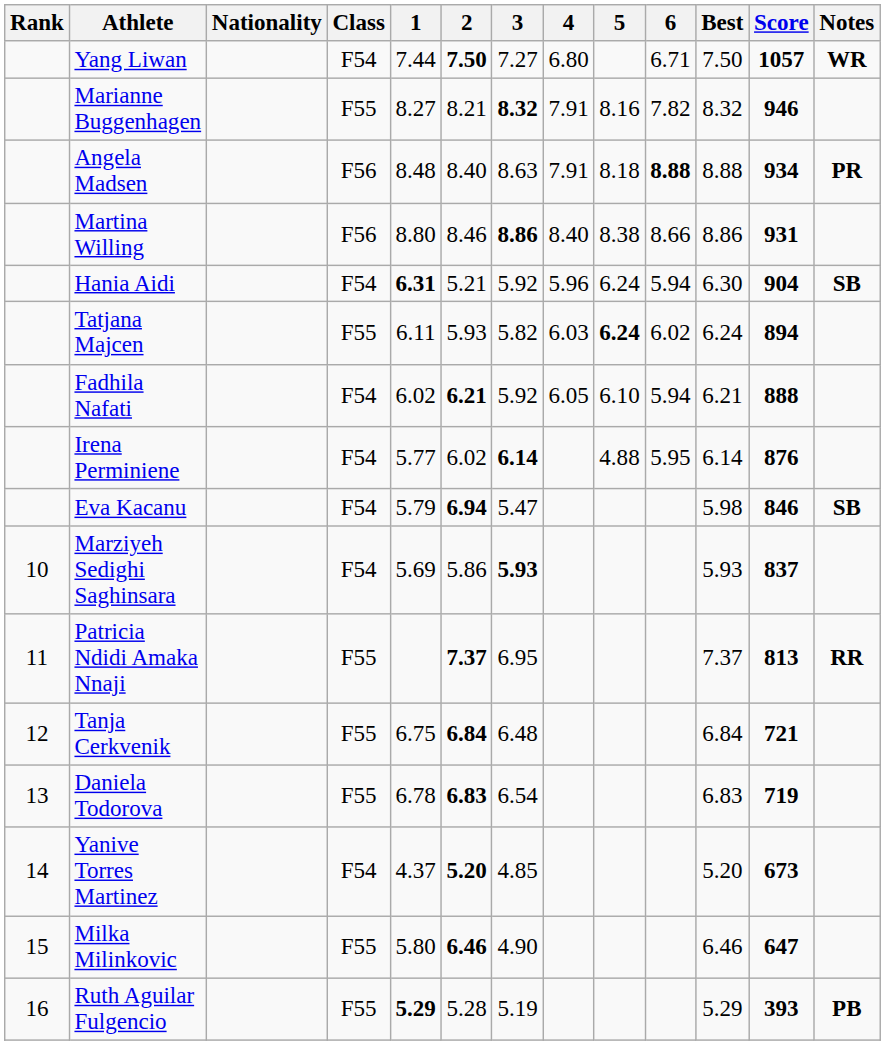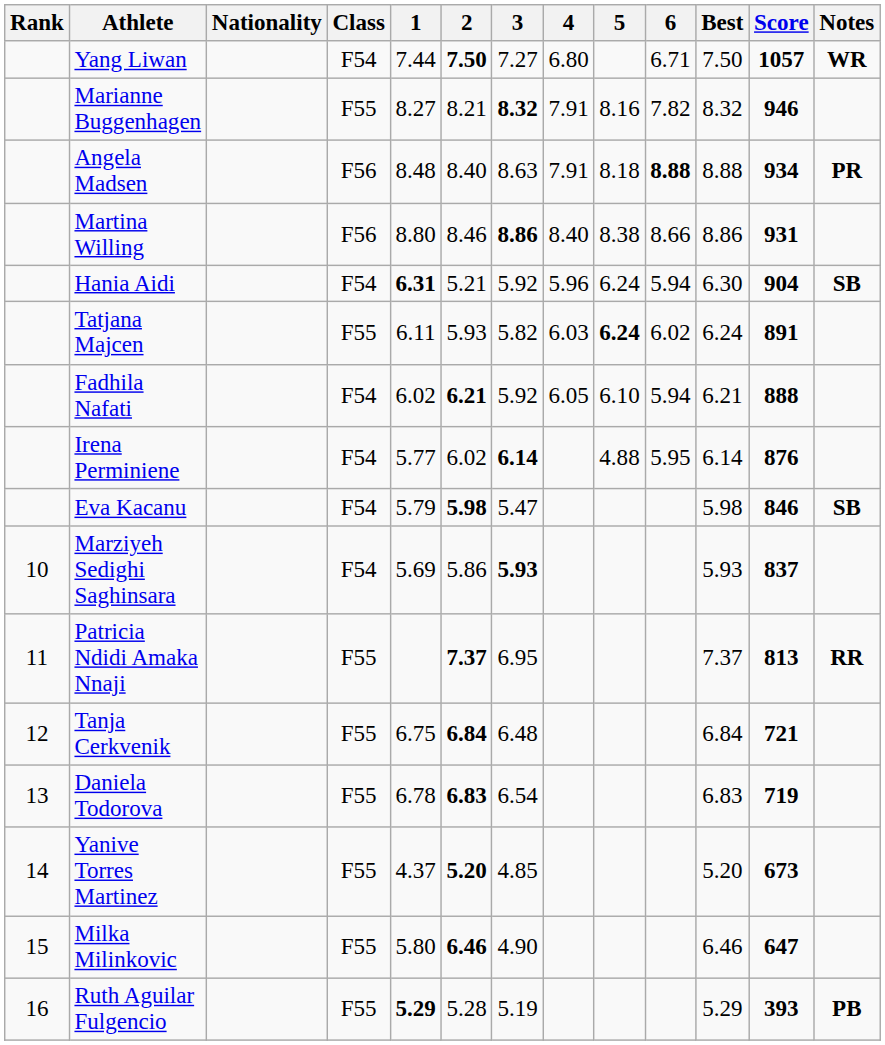(781, 332) 894 -> (781, 332) 891
(467, 507) 6.94 -> (467, 507) 5.98
(359, 871) F54 -> (359, 871) F55
